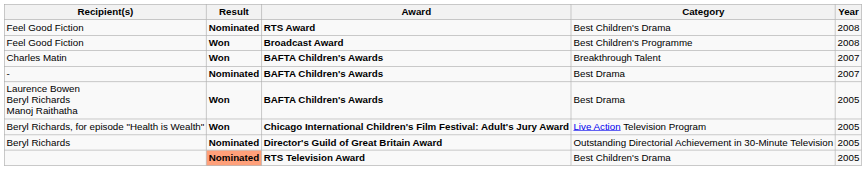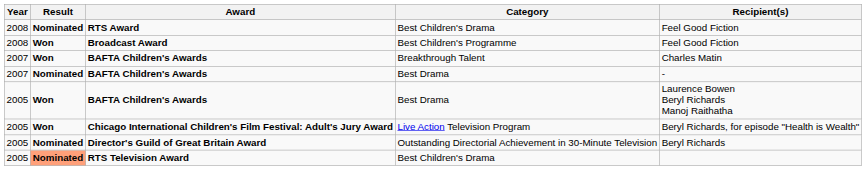columns swapped: (848, 12) <-> (105, 12)
